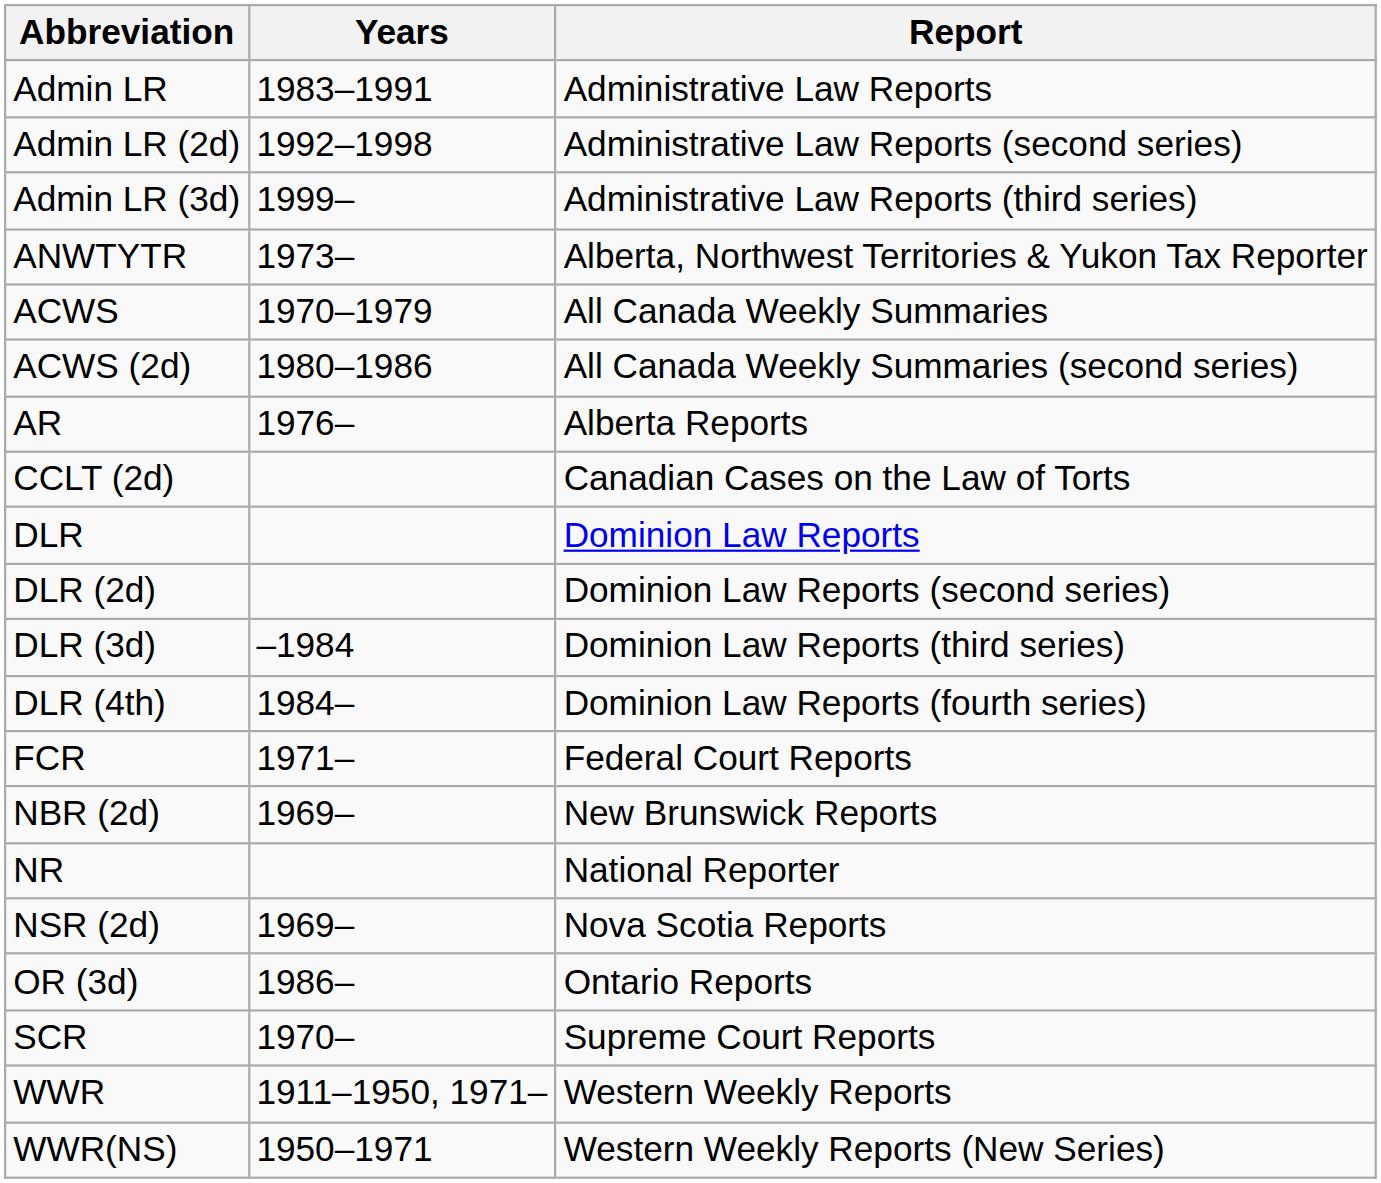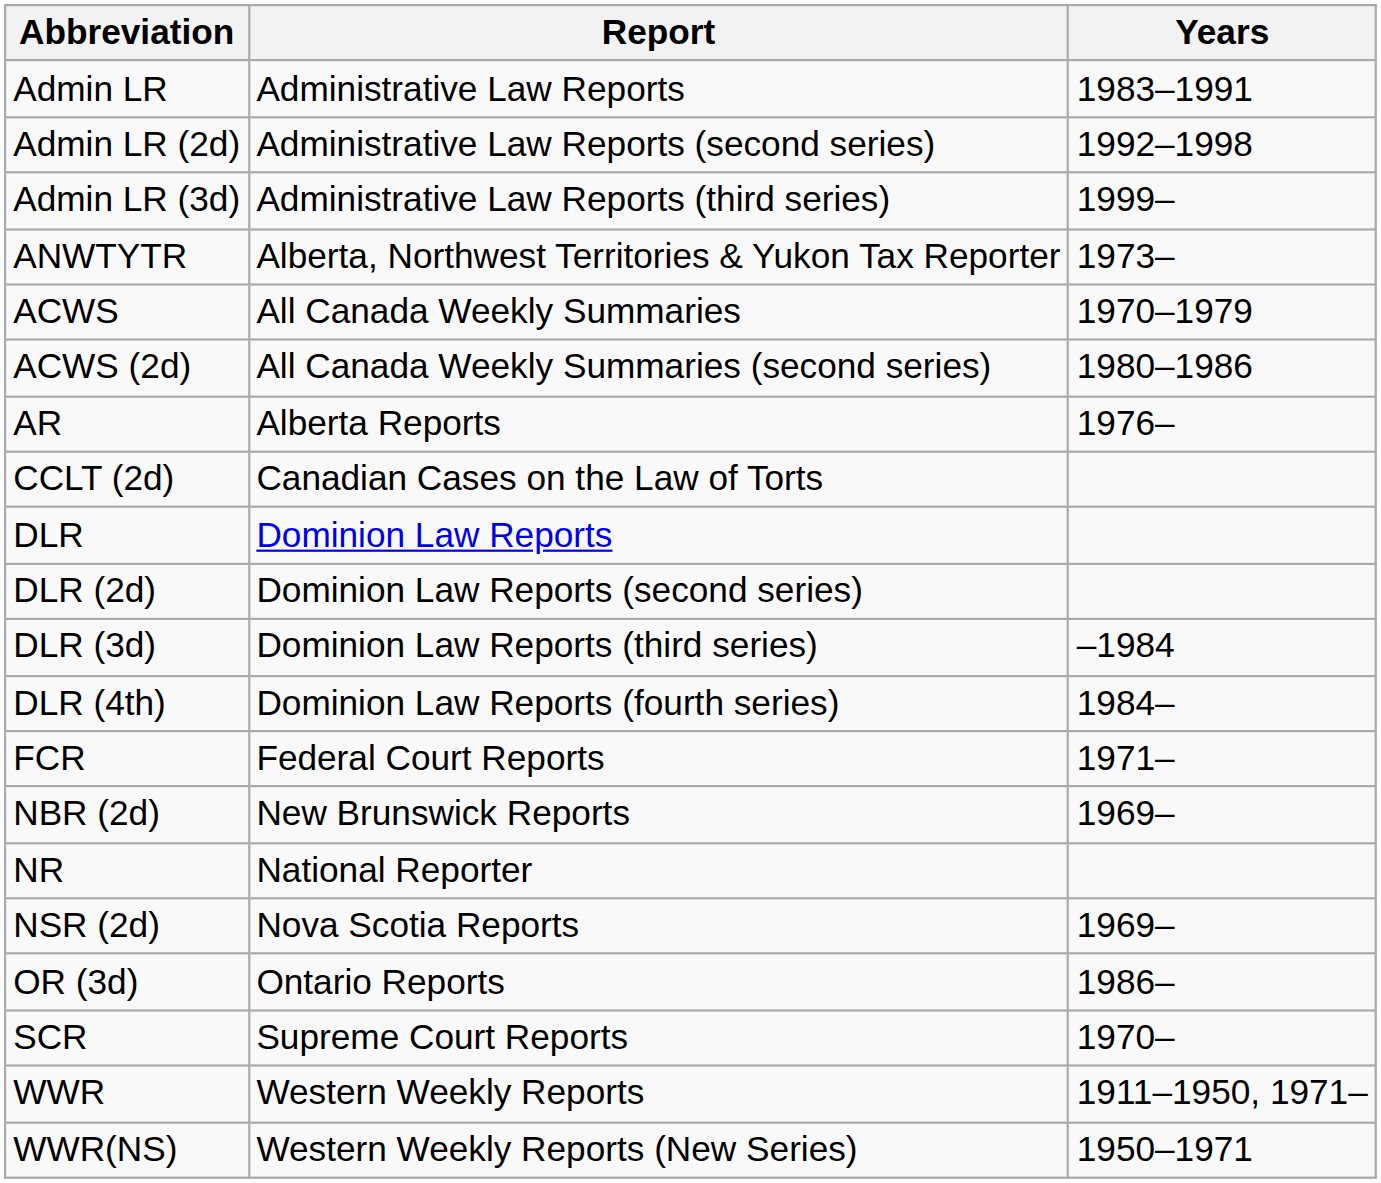columns swapped: (966, 32) <-> (402, 32)
